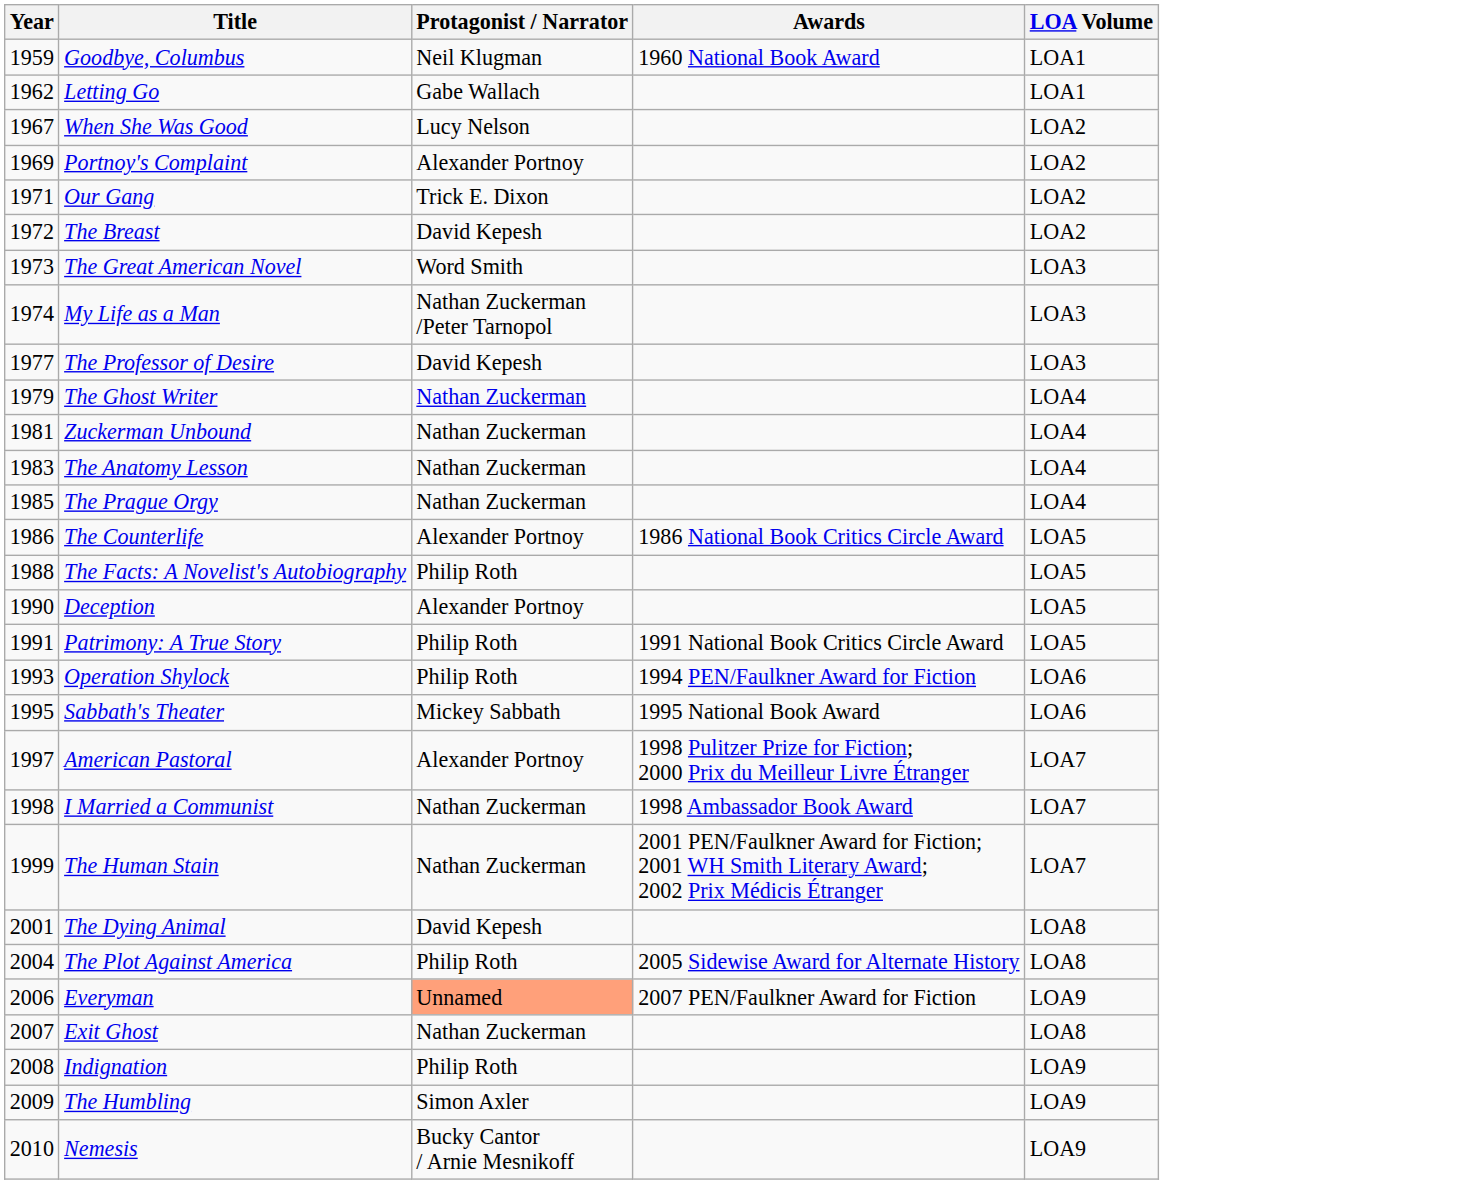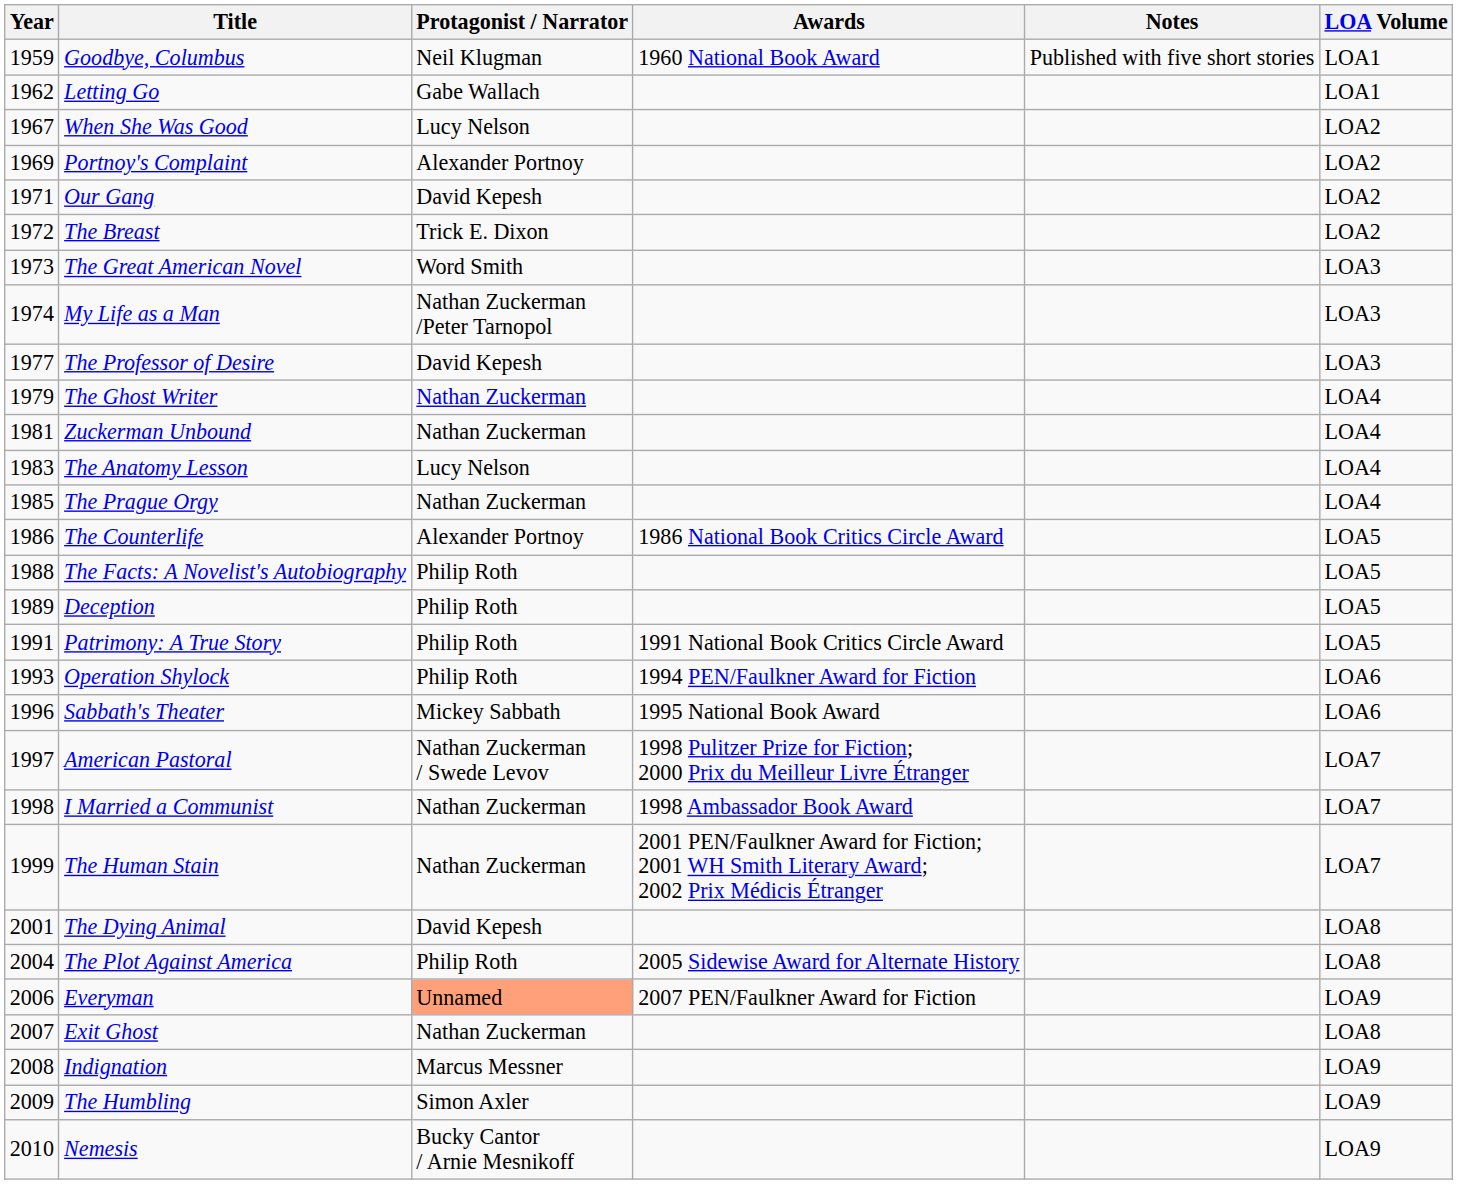+ column: (1172, 22)
(482, 197) Trick E. Dixon -> (479, 197) David Kepesh
(479, 232) David Kepesh -> (482, 232) Trick E. Dixon
(501, 467) Nathan Zuckerman -> (473, 467) Lucy Nelson
(32, 607) 1990 -> (32, 607) 1989
(500, 607) Alexander Portnoy -> (467, 607) Philip Roth
(32, 712) 1995 -> (32, 712) 1996
(500, 759) Alexander Portnoy -> (501, 759) Nathan Zuckerman / Swede Levov
(467, 1066) Philip Roth -> (490, 1066) Marcus Messner
